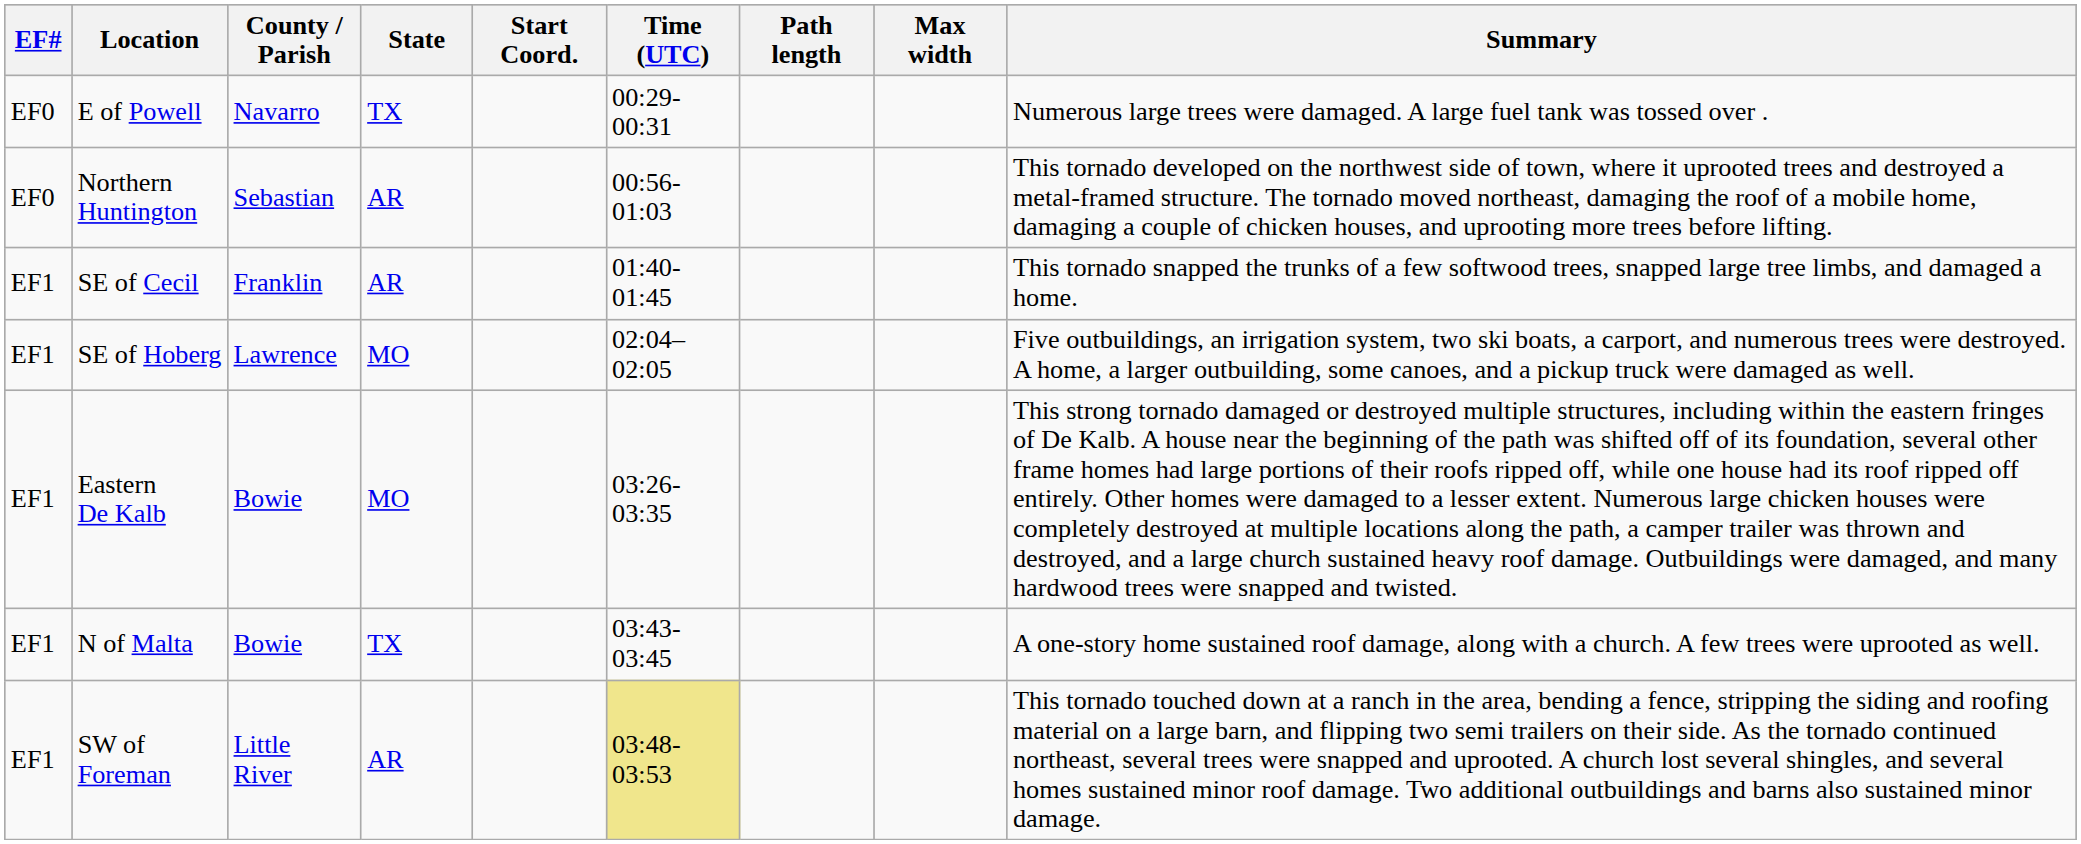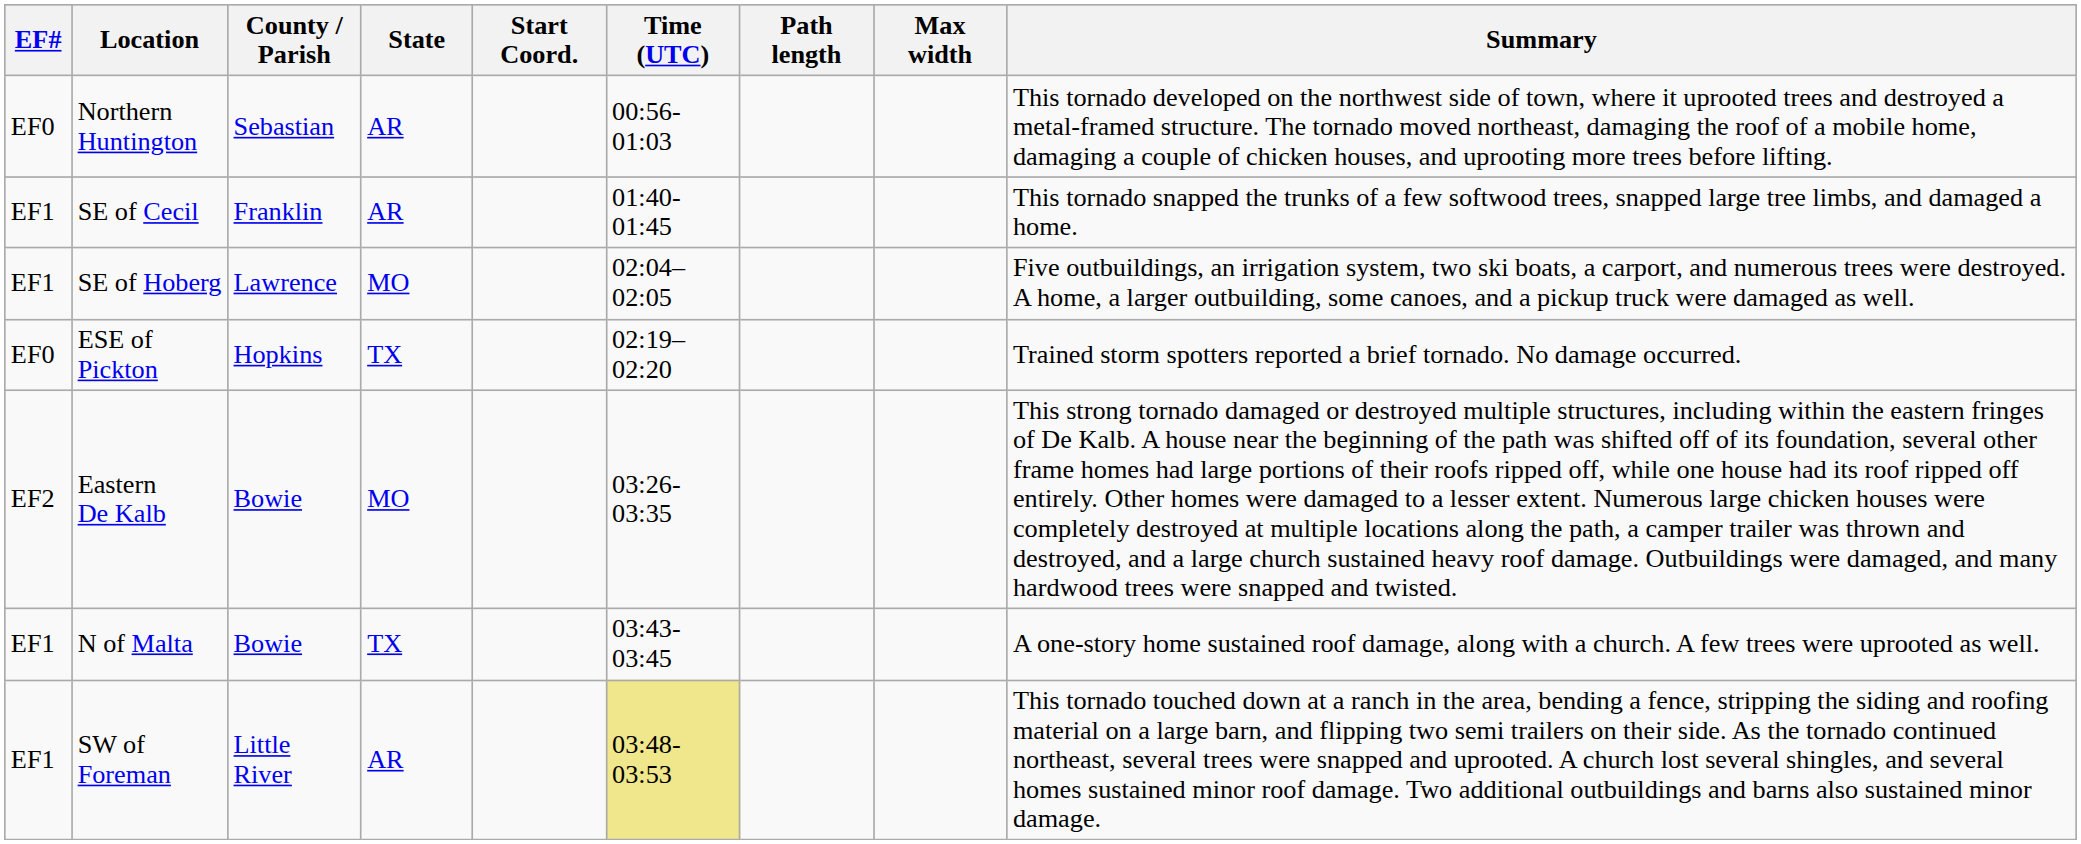- row: (140, 111)
+ row: (118, 354)
(33, 499) EF1 -> (33, 499) EF2
